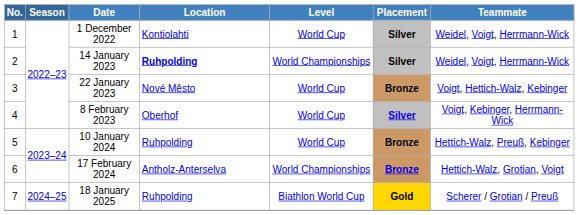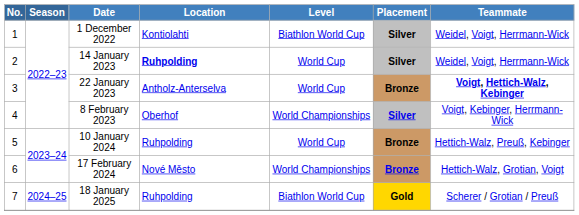(321, 34) World Cup -> (321, 34) Biathlon World Cup
(321, 61) World Championships -> (321, 61) World Cup
(169, 88) Nové Město -> (184, 88) Antholz-Anterselva
(502, 88) normal -> (502, 88) bold
(321, 115) World Cup -> (321, 115) World Championships
(184, 169) Antholz-Anterselva -> (169, 169) Nové Město
